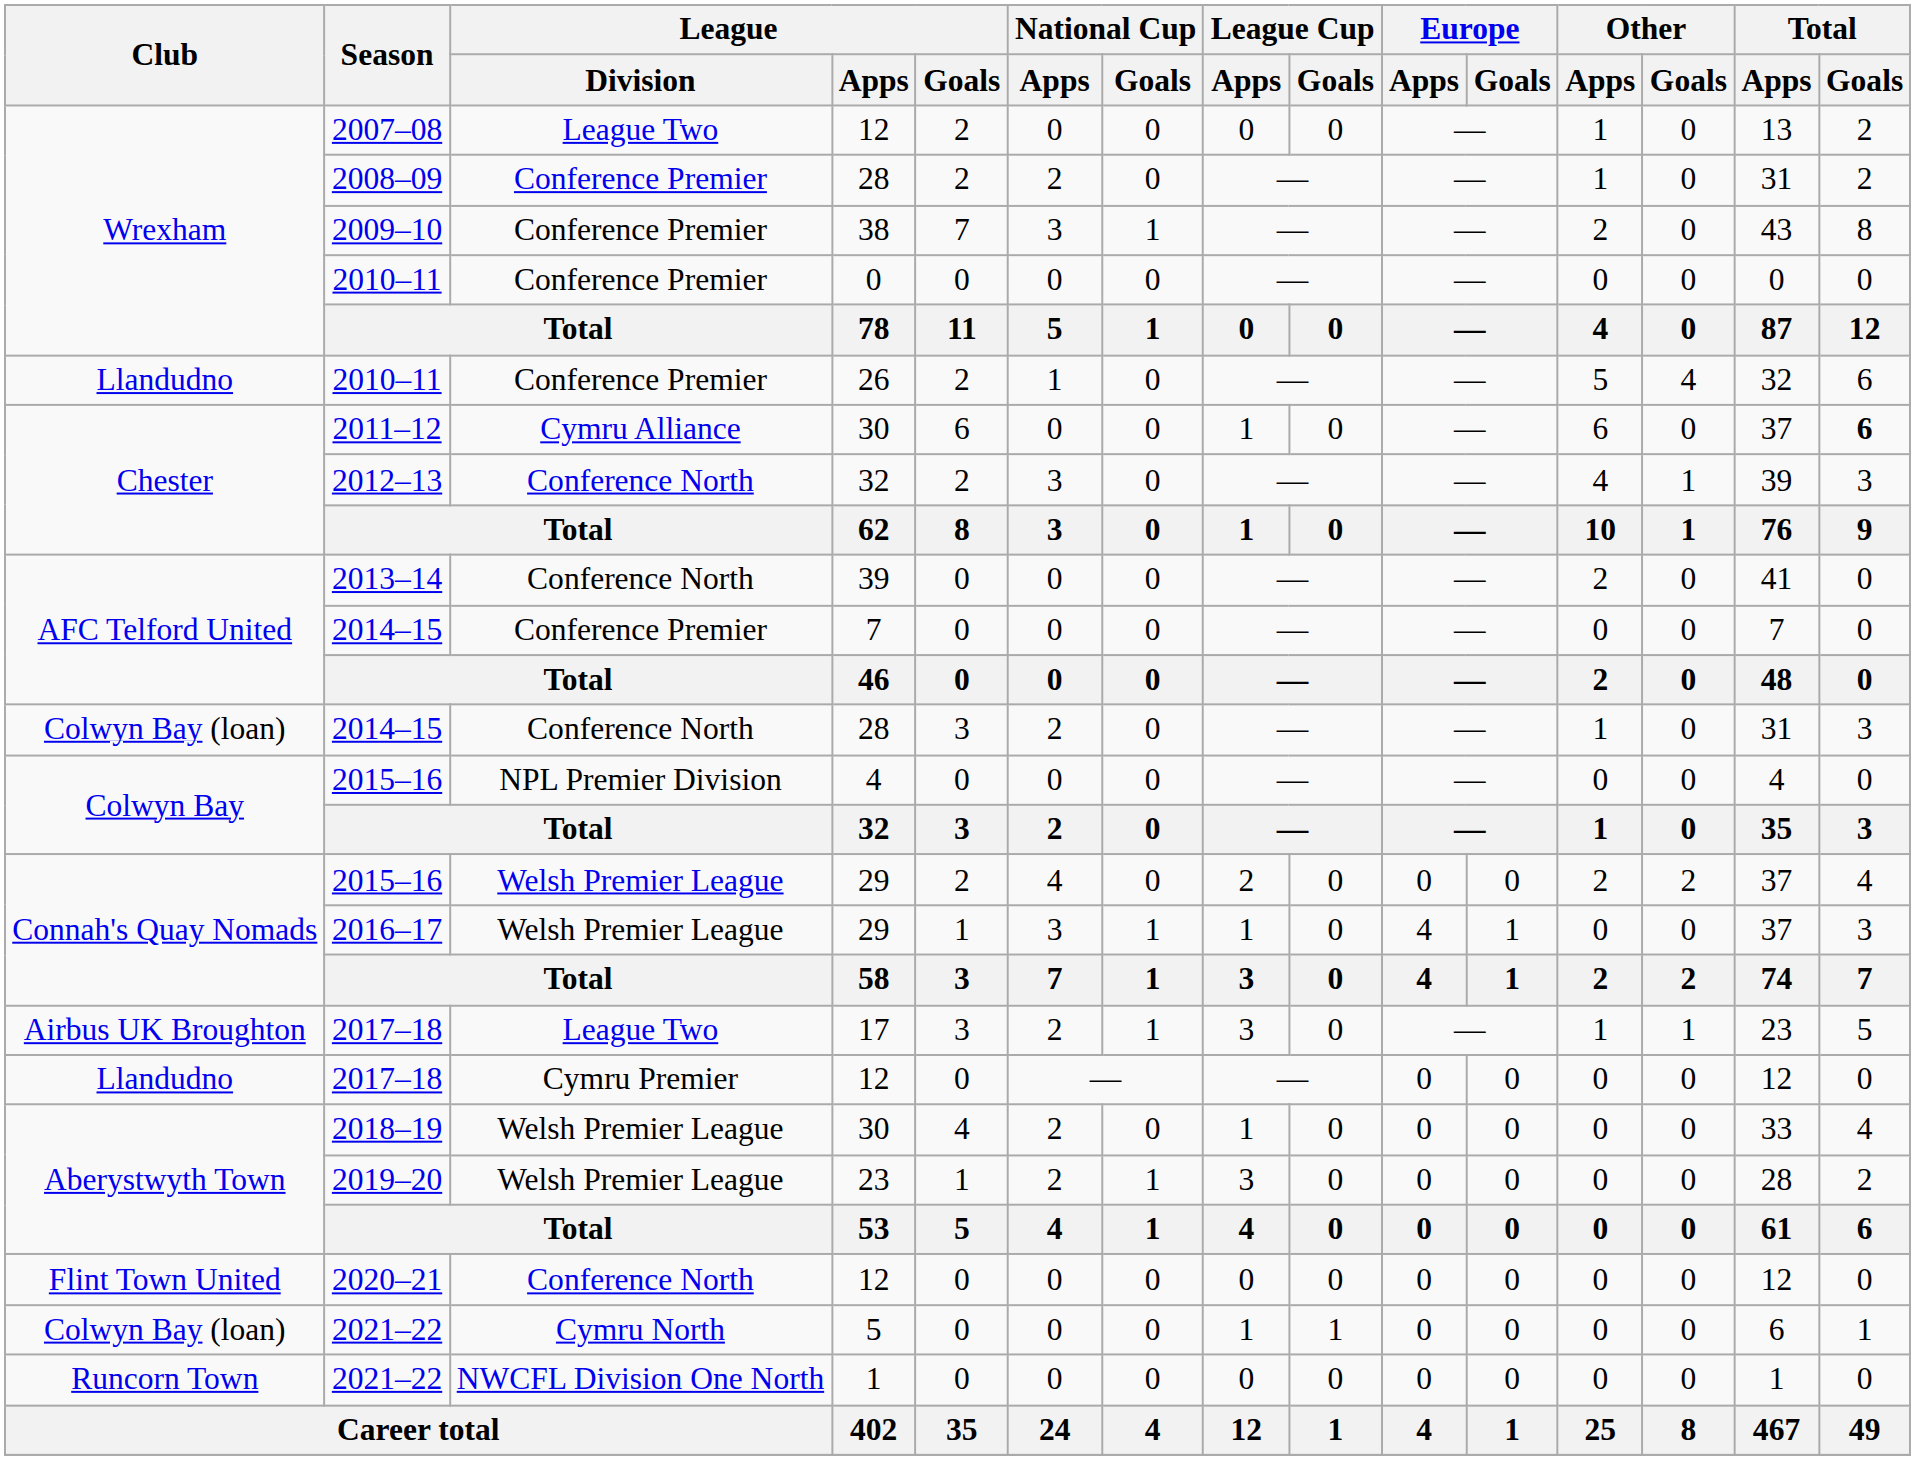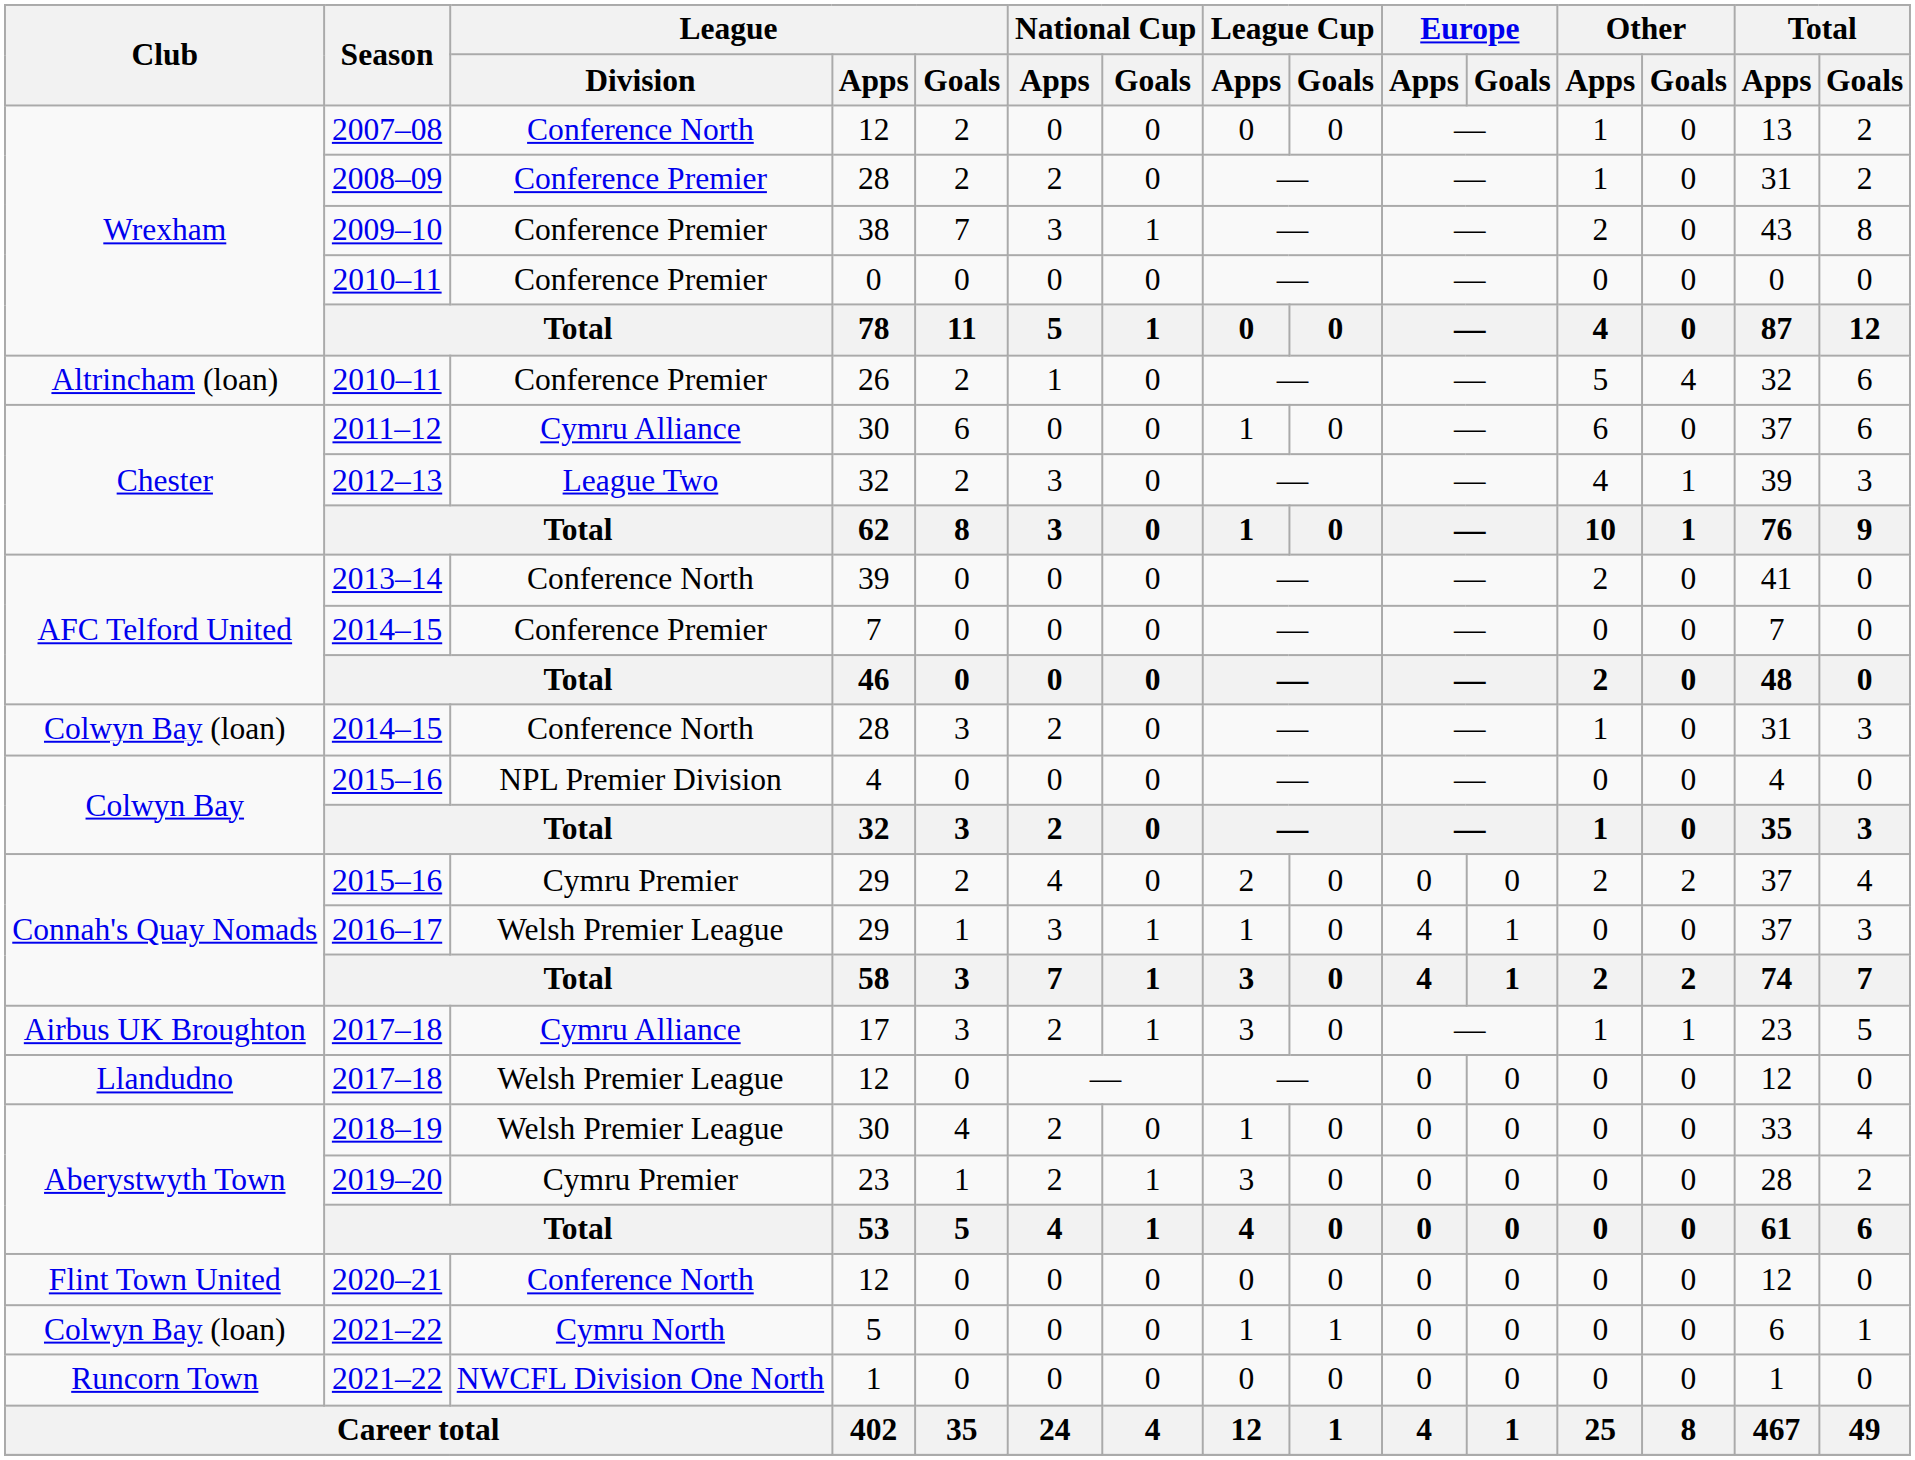(640, 129) League Two -> (640, 129) Conference North
(165, 379) Llandudno -> (165, 379) Altrincham (loan)
(1865, 429) bold -> (1865, 429) normal
(640, 479) Conference North -> (640, 479) League Two
(640, 879) Welsh Premier League -> (640, 879) Cymru Premier
(640, 1029) League Two -> (640, 1029) Cymru Alliance
(640, 1079) Cymru Premier -> (640, 1079) Welsh Premier League
(640, 1179) Welsh Premier League -> (640, 1179) Cymru Premier
